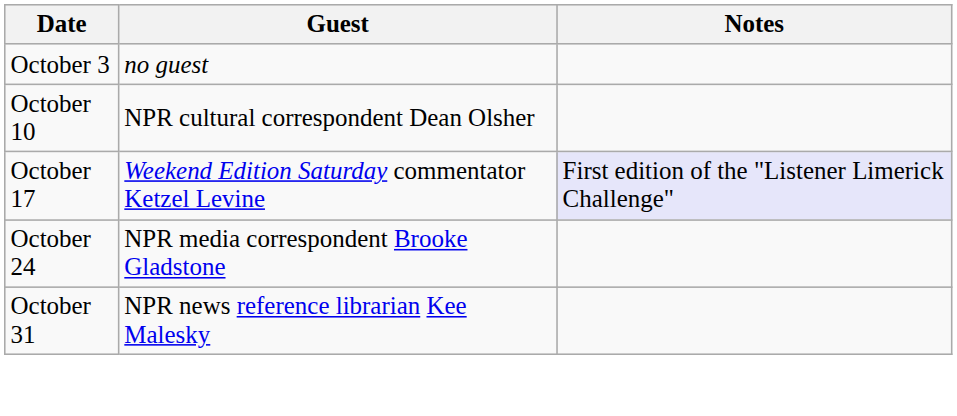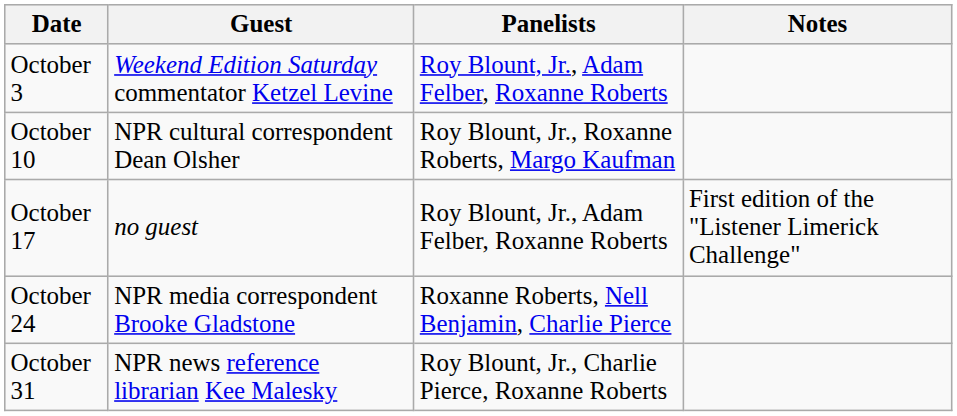+ column: (549, 24)
(166, 63) no guest -> (253, 77) Weekend Edition Saturday commentator Ketzel Levine
(325, 185) Weekend Edition Saturday commentator Ketzel Levine -> (156, 227) no guest
(753, 185) lavender background -> (784, 227) no background
